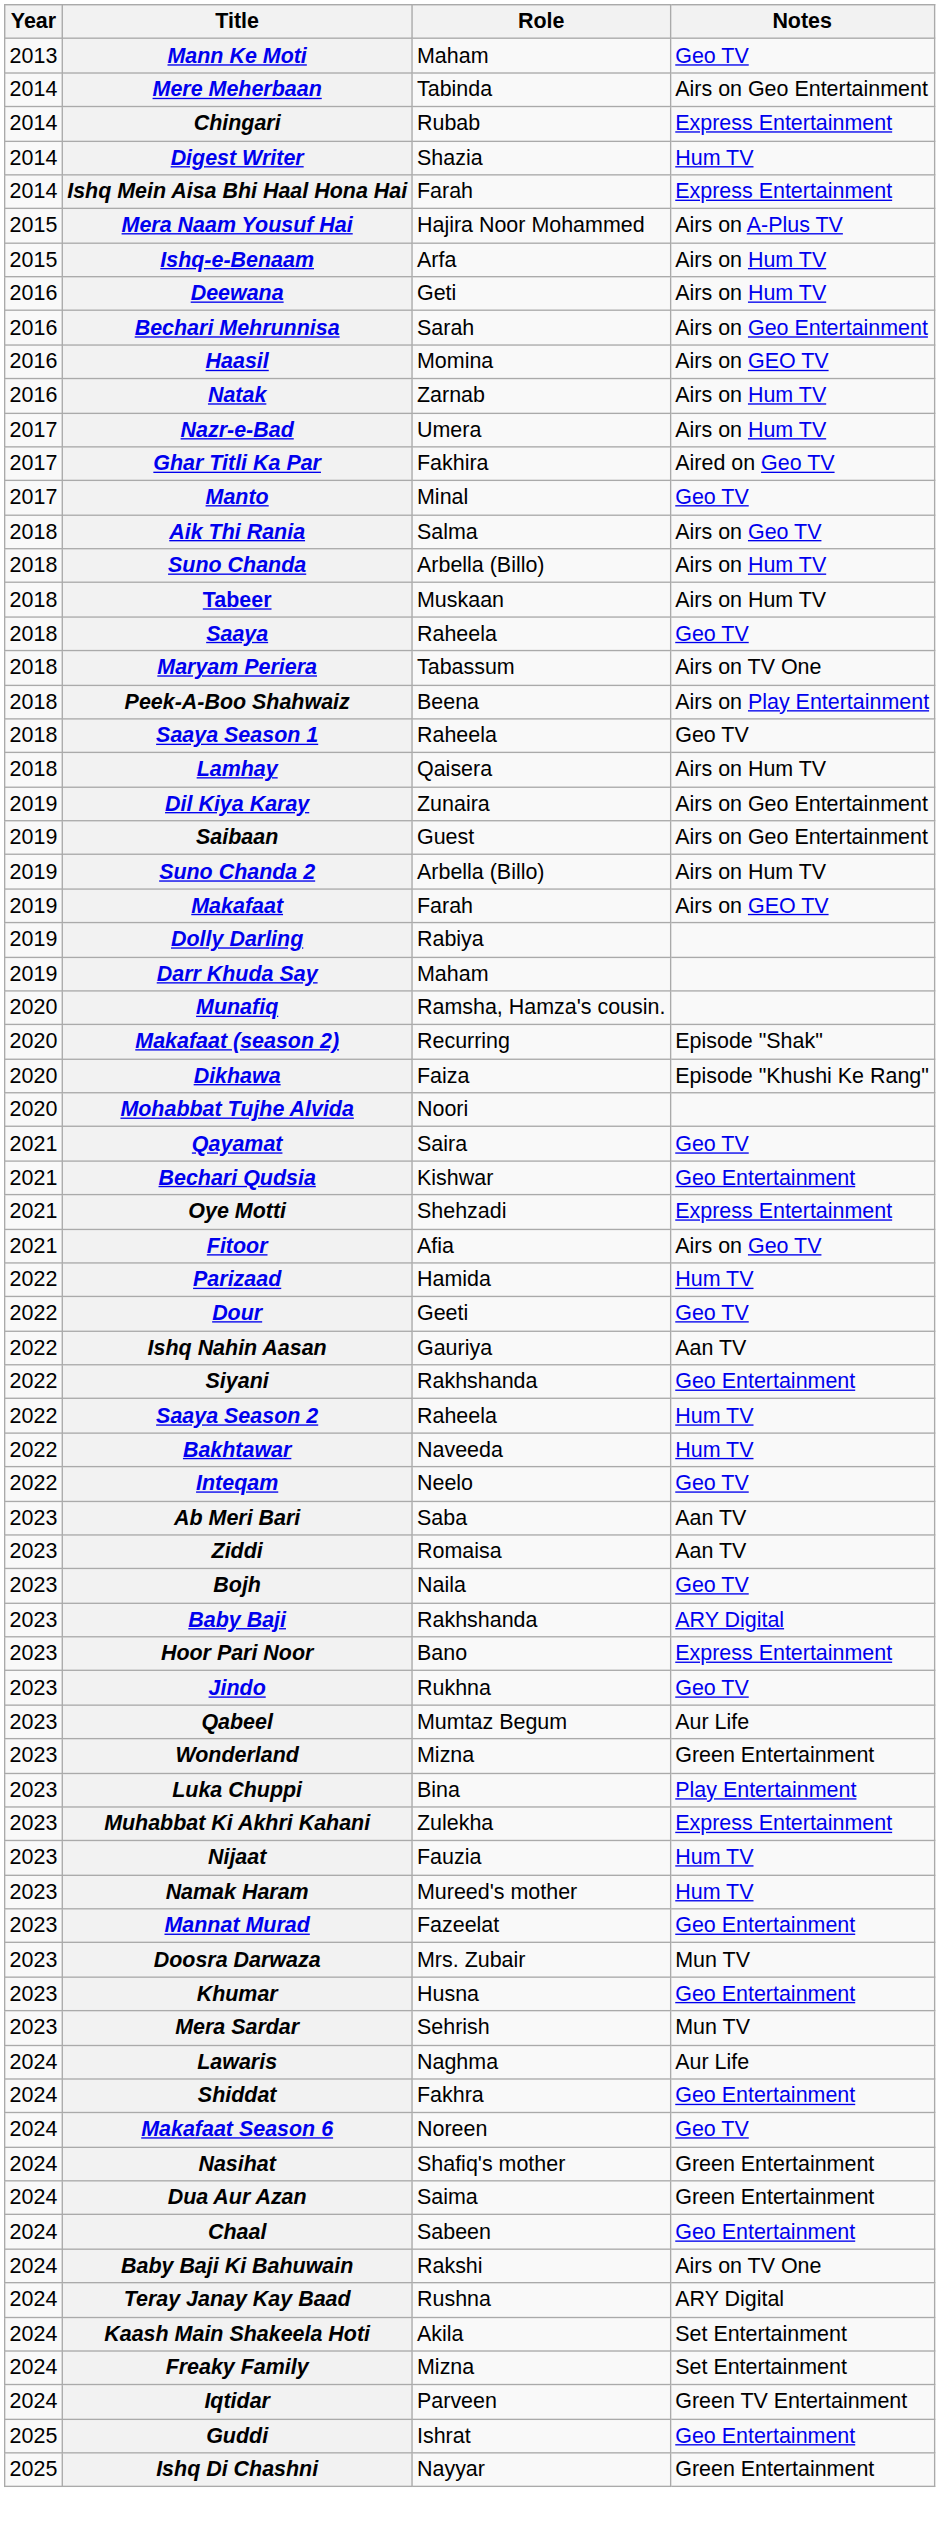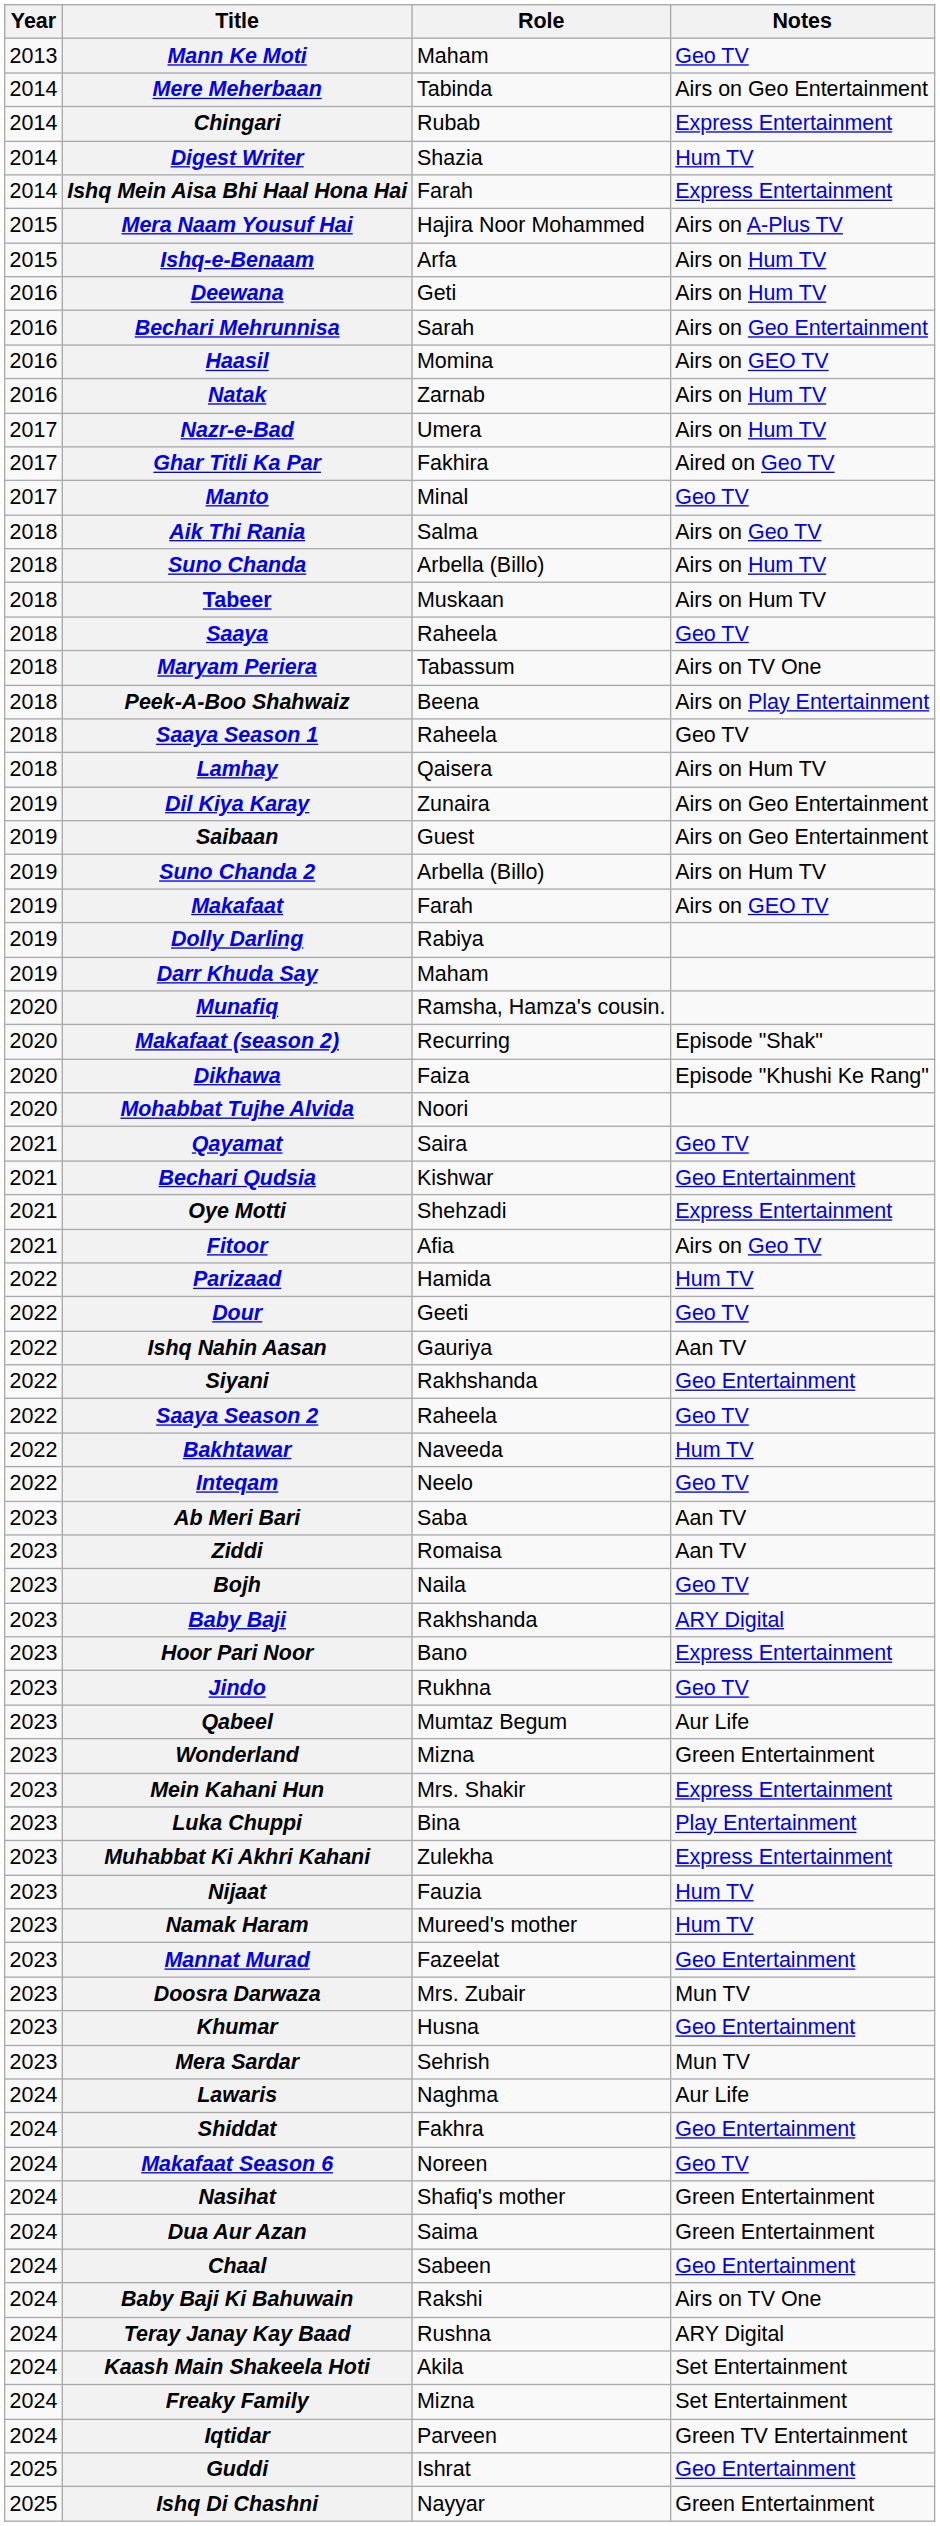(714, 1415) Hum TV -> (712, 1415) Geo TV
+ row: (237, 1789)
